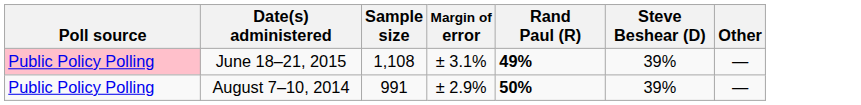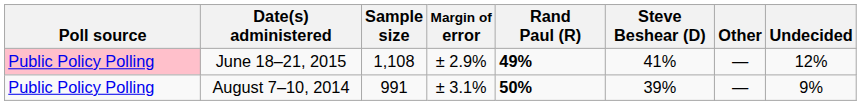+ column: (811, 35)
(461, 61) ± 3.1% -> (461, 61) ± 2.9%
(660, 61) 39% -> (660, 61) 41%
(461, 87) ± 2.9% -> (461, 87) ± 3.1%
